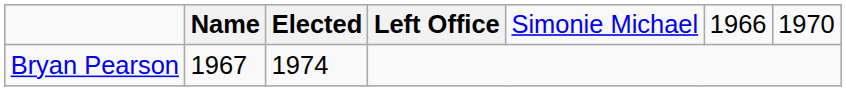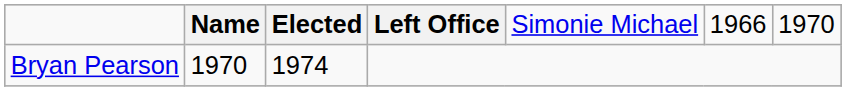(219, 65) 1967 -> (219, 65) 1970
